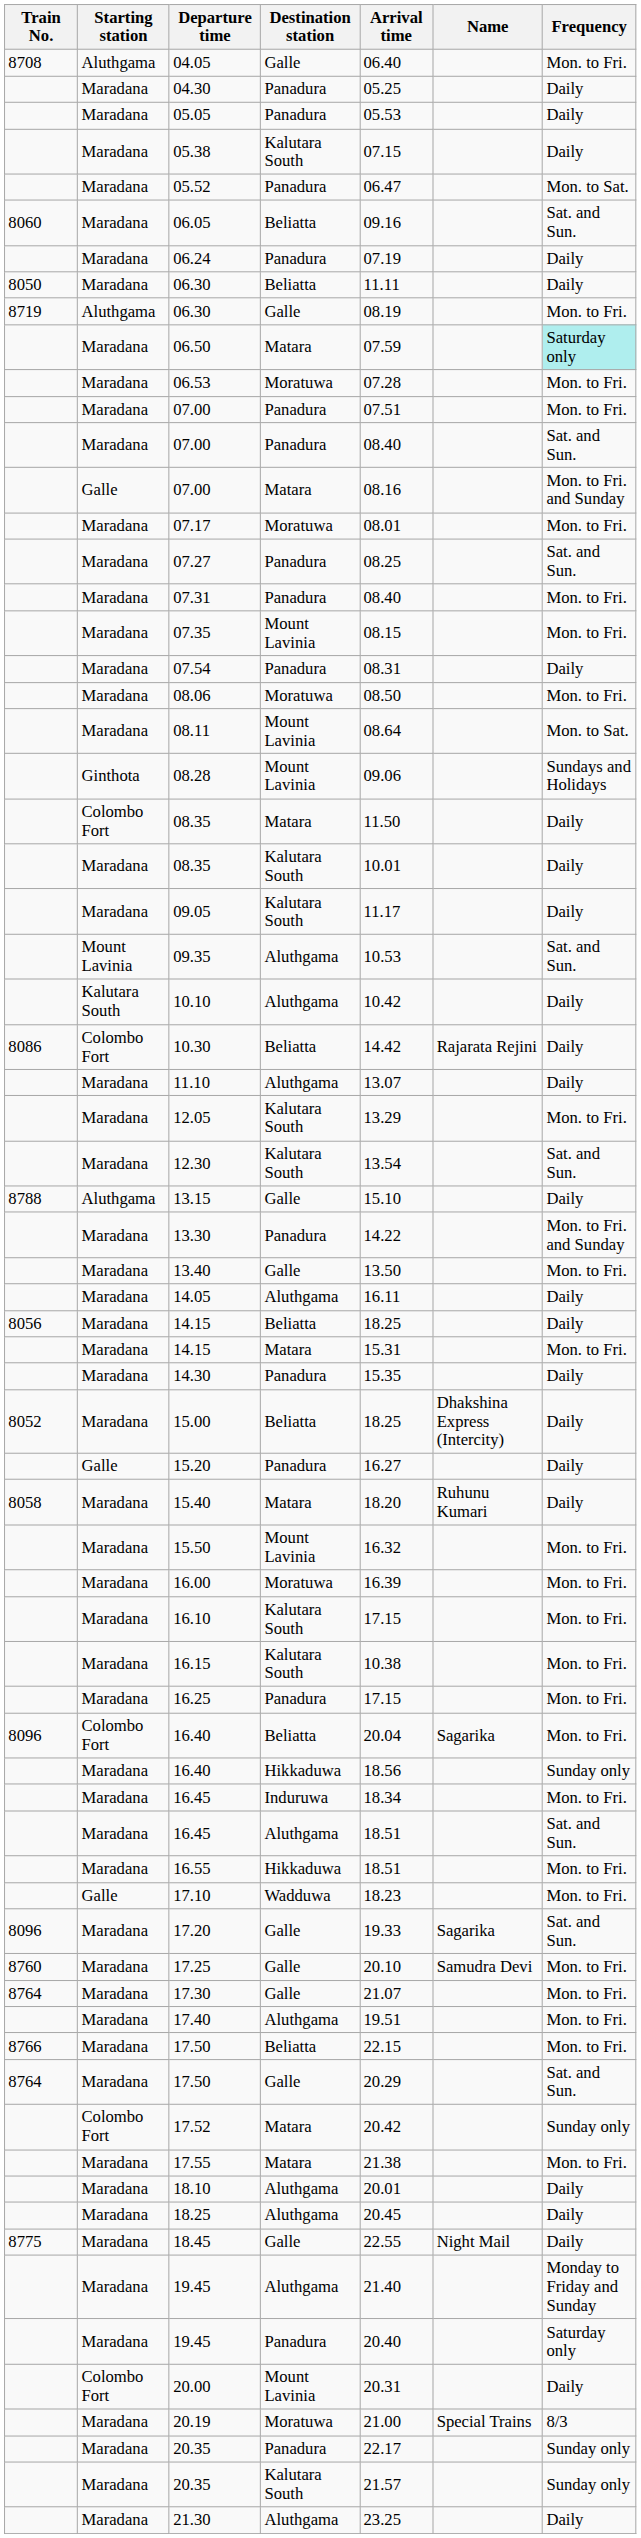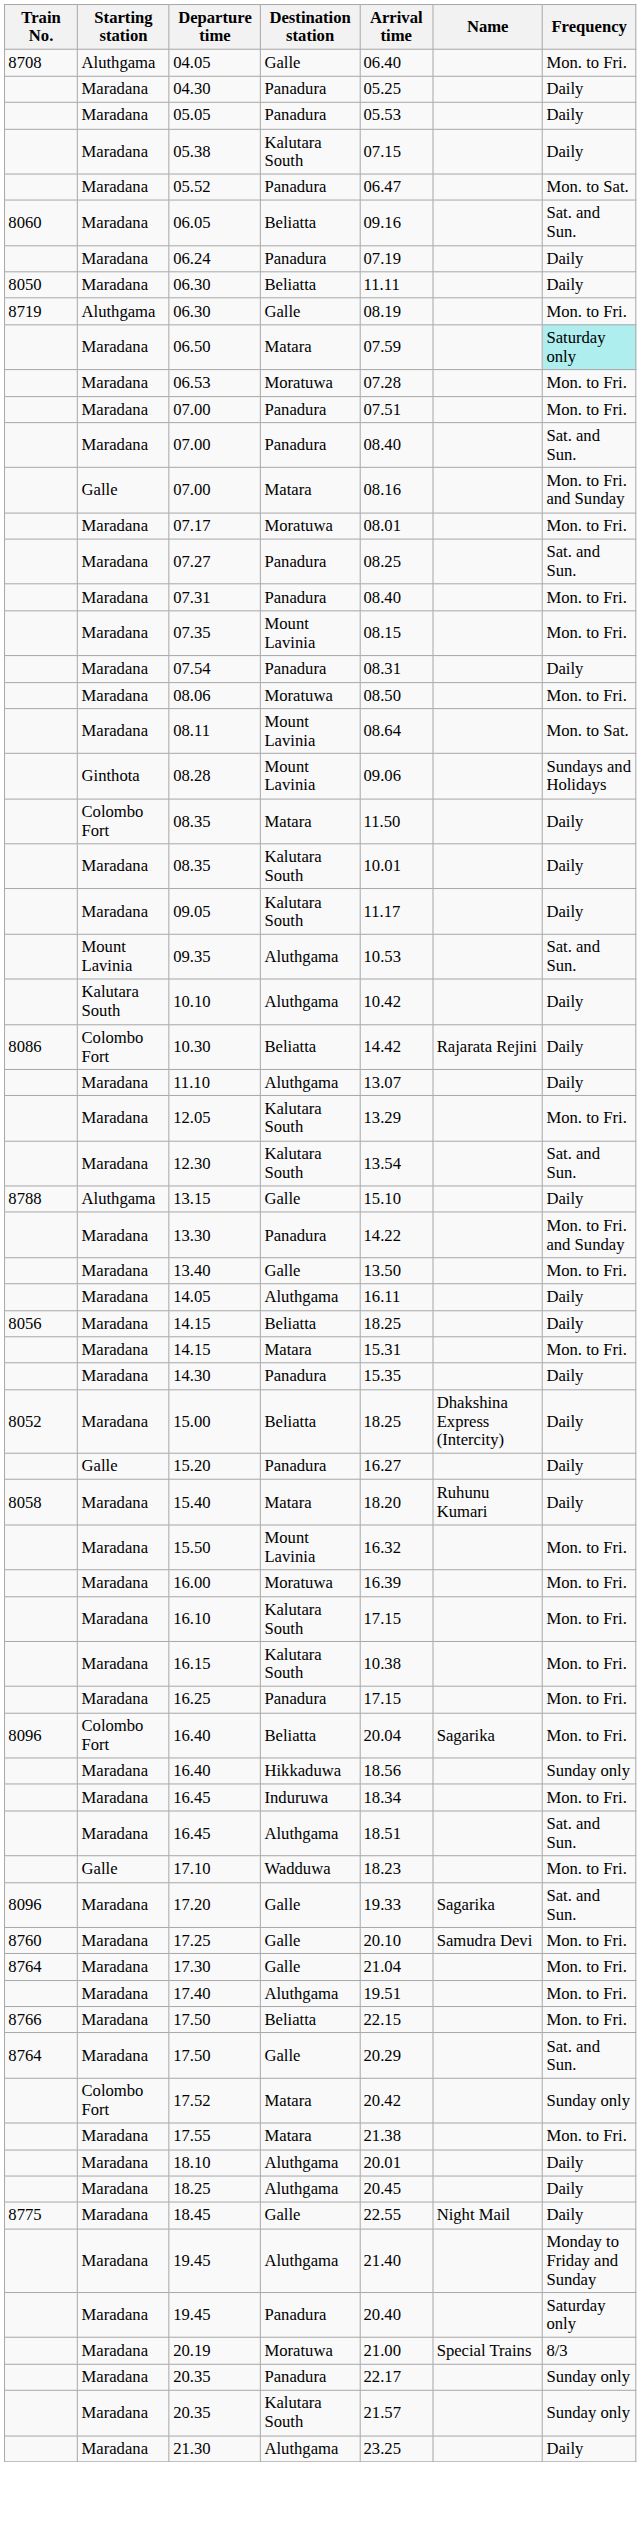- row: (192, 1869)
(382, 1993) 21.07 -> (382, 1966) 21.04
- row: (192, 2386)
